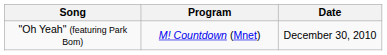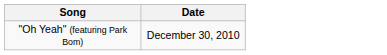- column: (210, 12)
